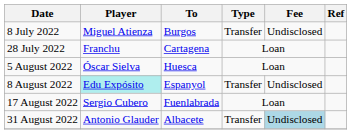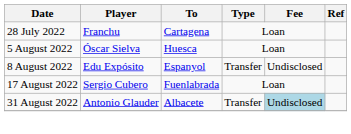- row: (33, 31)
(113, 84) paleturquoise background -> (113, 66) no background
